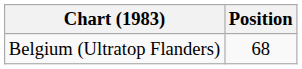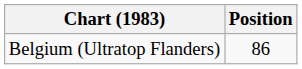(261, 48) 68 -> (261, 48) 86
